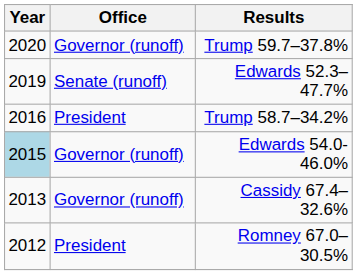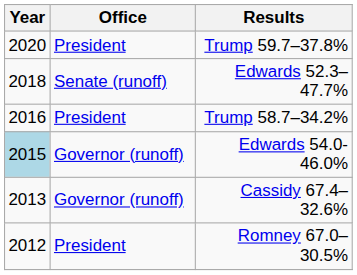(119, 44) Governor (runoff) -> (90, 44) President
(27, 81) 2019 -> (27, 81) 2018
